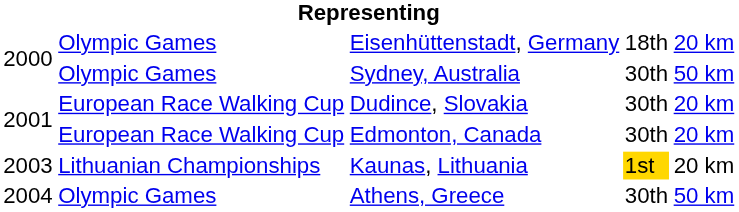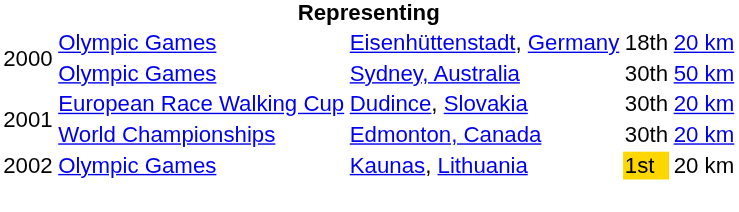(201, 134) European Race Walking Cup -> (167, 134) World Championships
(28, 165) 2003 -> (28, 165) 2002
(189, 165) Lithuanian Championships -> (137, 165) Olympic Games
- row: (427, 195)
